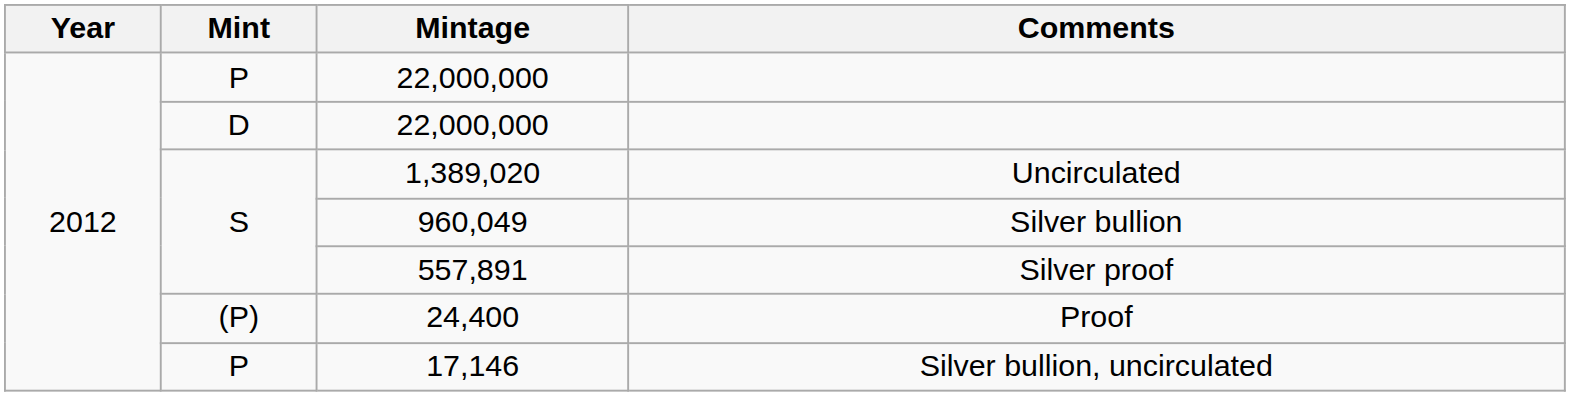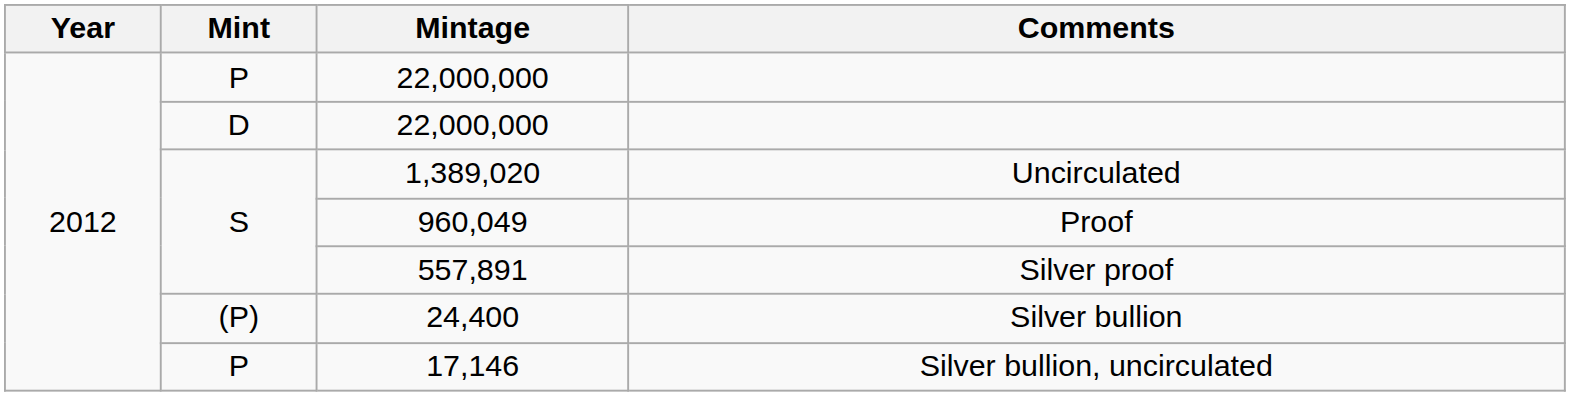(1096, 221) Silver bullion -> (1096, 221) Proof
(1096, 317) Proof -> (1096, 317) Silver bullion
